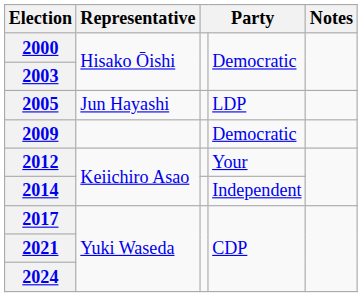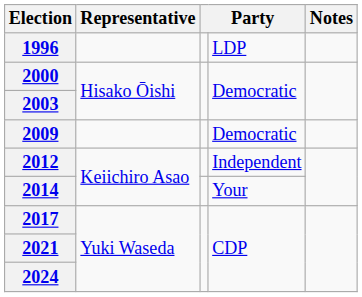+ row: (40, 47)
- row: (40, 104)
(230, 162) Your -> (257, 162) Independent
(257, 190) Independent -> (230, 190) Your
